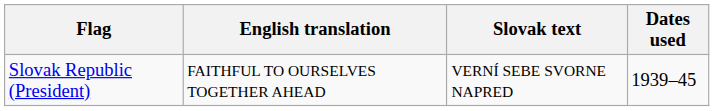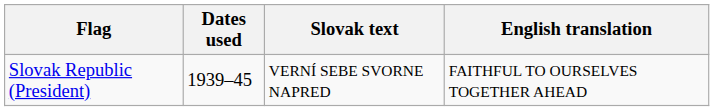columns swapped: (668, 29) <-> (315, 29)
